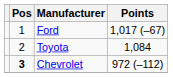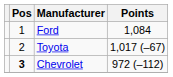(138, 30) 1,017 (–67) -> (138, 30) 1,084
(138, 47) 1,084 -> (138, 47) 1,017 (–67)
